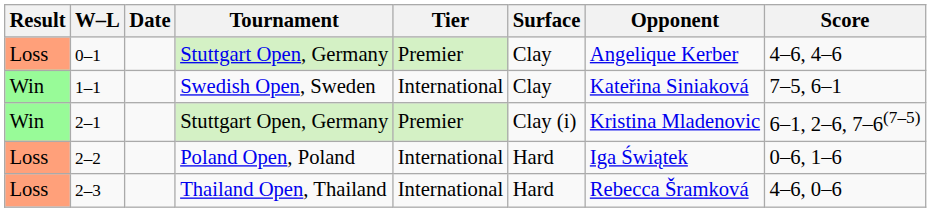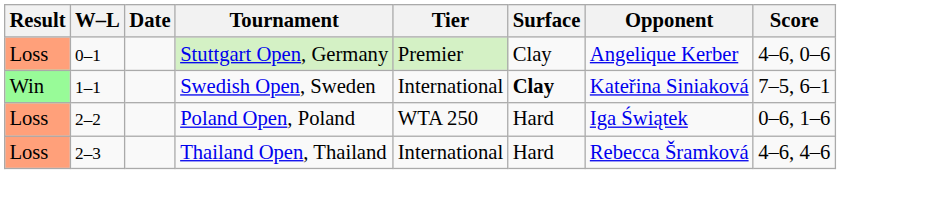(806, 53) 4–6, 4–6 -> (794, 53) 4–6, 0–6
(532, 86) normal -> (533, 86) bold
- row: (88, 123)
(450, 157) International -> (438, 119) WTA 250
(806, 190) 4–6, 0–6 -> (794, 151) 4–6, 4–6
